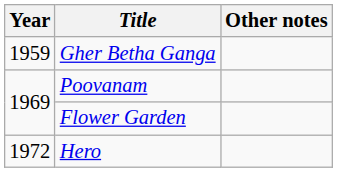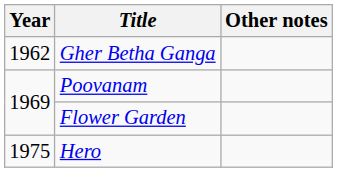(30, 53) 1959 -> (30, 53) 1962
(30, 150) 1972 -> (30, 150) 1975
